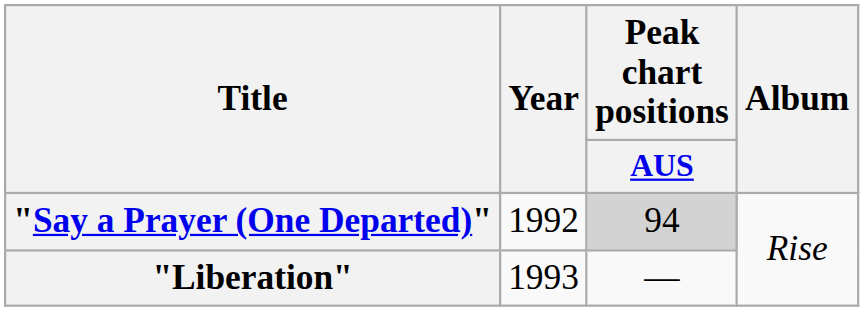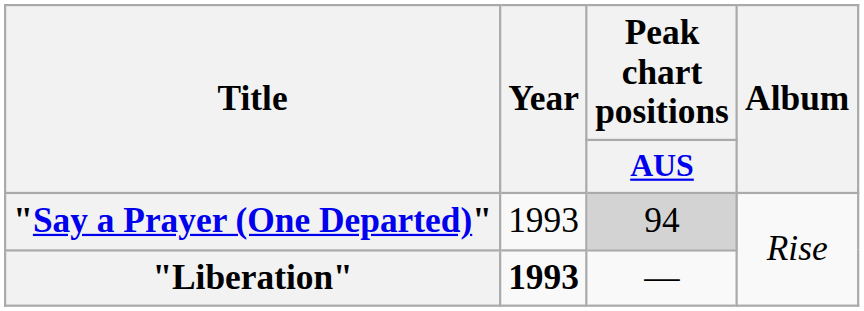(544, 220) 1992 -> (544, 220) 1993
(544, 276) normal -> (544, 276) bold
